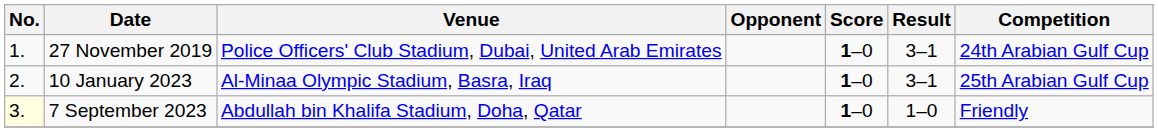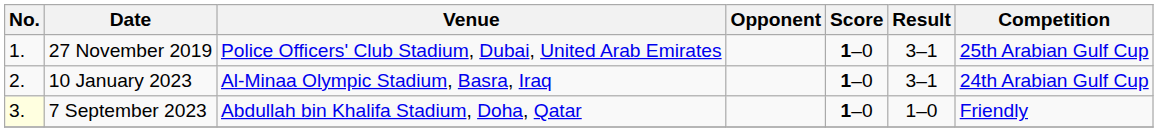(1054, 50) 24th Arabian Gulf Cup -> (1054, 50) 25th Arabian Gulf Cup
(1054, 80) 25th Arabian Gulf Cup -> (1054, 80) 24th Arabian Gulf Cup
